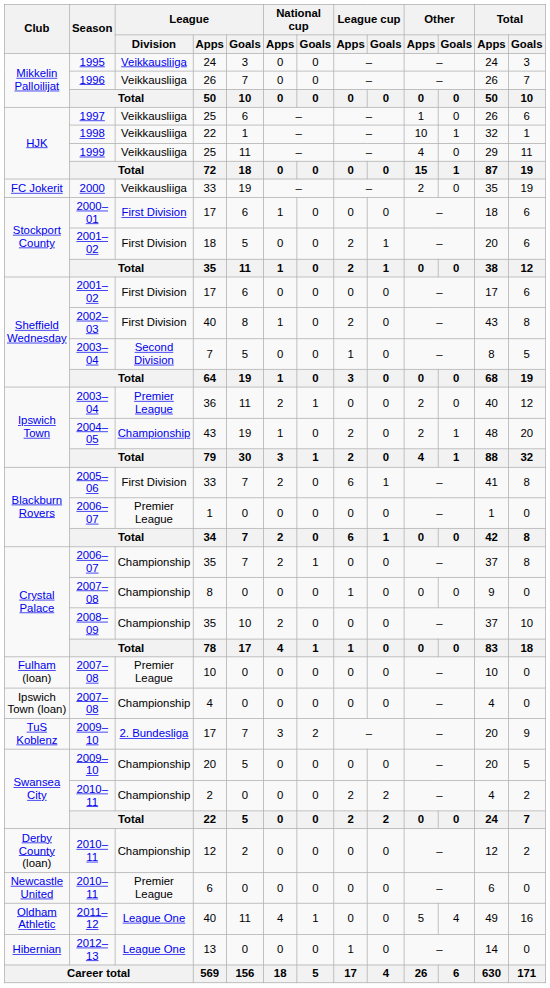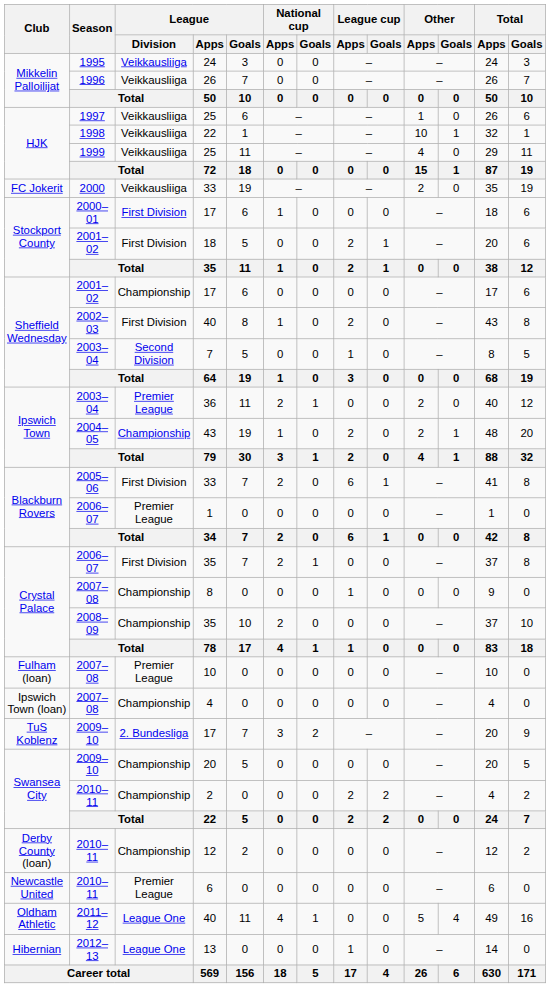(154, 292) First Division -> (154, 292) Championship
(154, 562) Championship -> (154, 562) First Division
